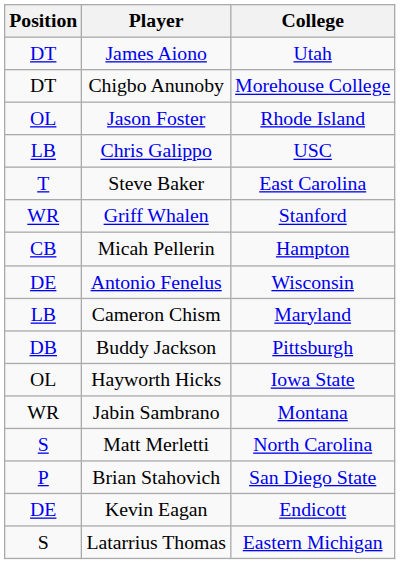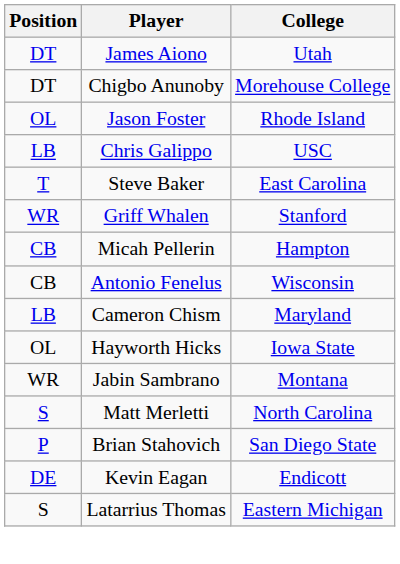(43, 281) DE -> (43, 281) CB
- row: (156, 346)
